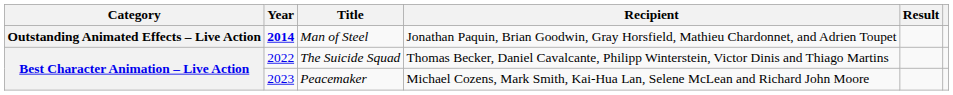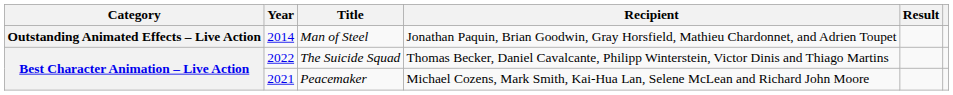(281, 36) bold -> (281, 36) normal
(281, 79) 2023 -> (281, 79) 2021
